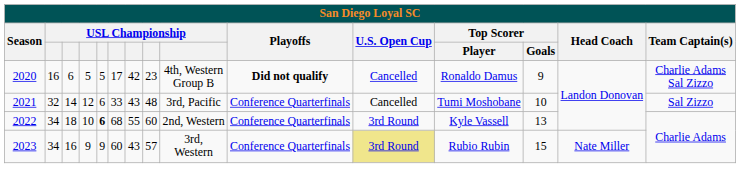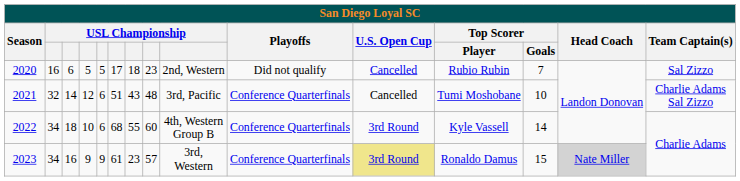(134, 76) 42 -> (134, 70) 18
(194, 76) 4th, Western Group B -> (194, 70) 2nd, Western
(290, 76) bold -> (290, 70) normal
(479, 76) Ronaldo Damus -> (479, 70) Rubio Rubin
(541, 76) 9 -> (541, 70) 7
(691, 76) Charlie Adams Sal Zizzo -> (691, 70) Sal Zizzo
(117, 102) 33 -> (117, 95) 51
(691, 102) Sal Zizzo -> (691, 95) Charlie Adams Sal Zizzo
(102, 121) bold -> (102, 127) normal
(194, 121) 2nd, Western -> (194, 127) 4th, Western Group B
(541, 121) 13 -> (541, 127) 14
(117, 146) 60 -> (117, 159) 61
(134, 146) 43 -> (134, 159) 23
(479, 146) Rubio Rubin -> (479, 159) Ronaldo Damus
(602, 146) no background -> (602, 159) lightgrey background
